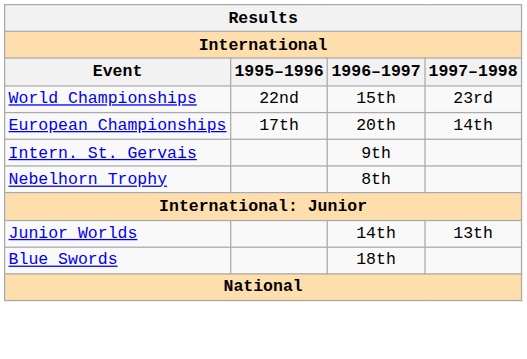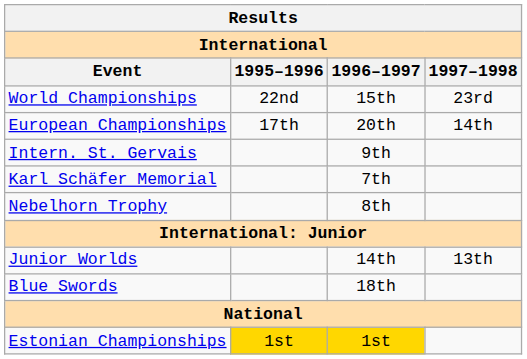+ row: (113, 180)
+ row: (118, 341)
